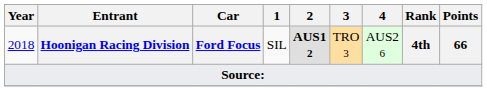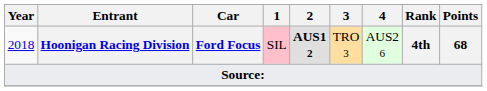(277, 44) no background -> (277, 44) pink background
(460, 44) 66 -> (460, 44) 68
